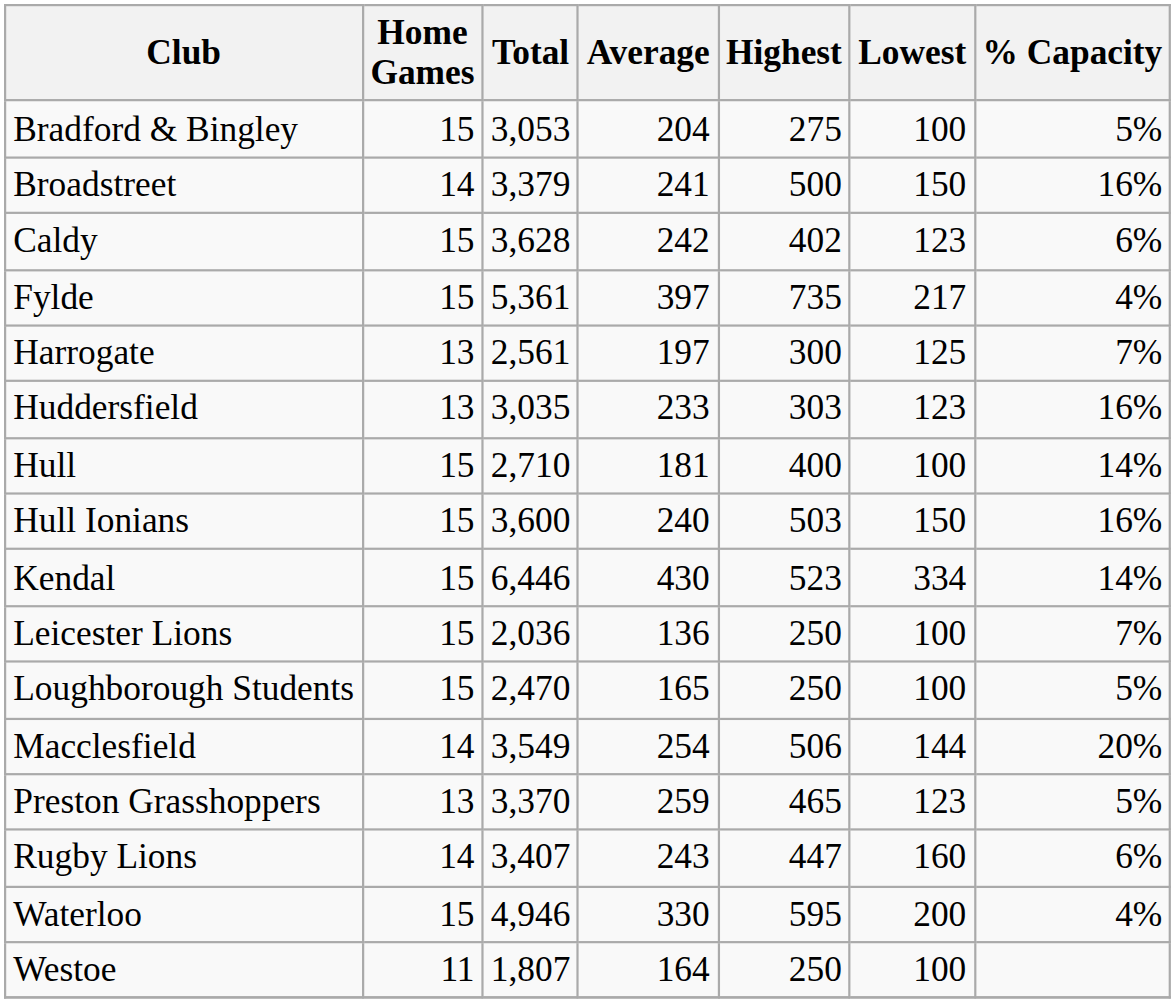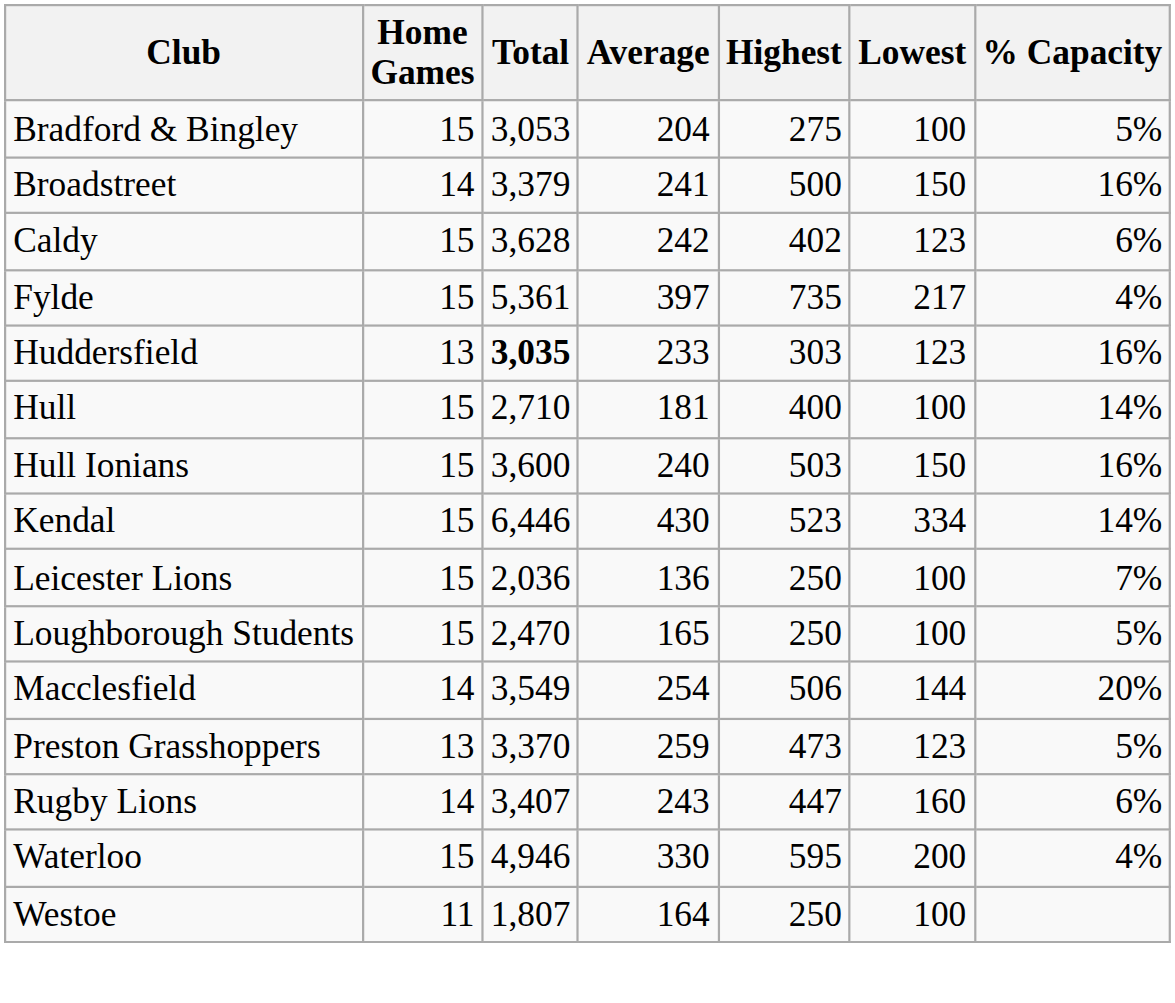- row: (84, 352)
(531, 408) normal -> (531, 352) bold
(815, 801) 465 -> (815, 745) 473
